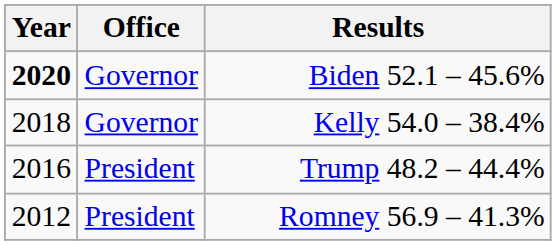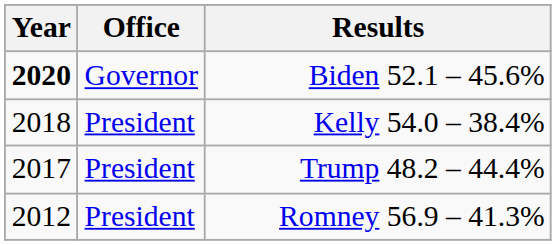(141, 121) Governor -> (140, 121) President
(41, 168) 2016 -> (41, 168) 2017
